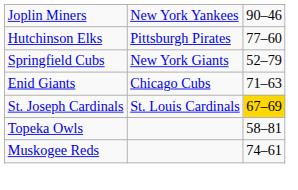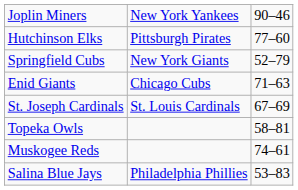(264, 106) gold background -> (272, 106) no background
+ row: (55, 173)
